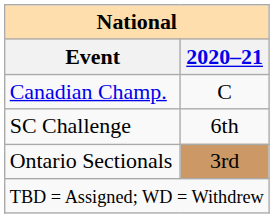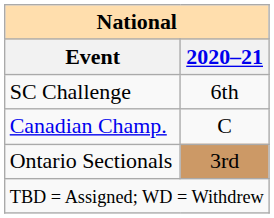rows swapped: (88, 91) <-> (70, 126)
